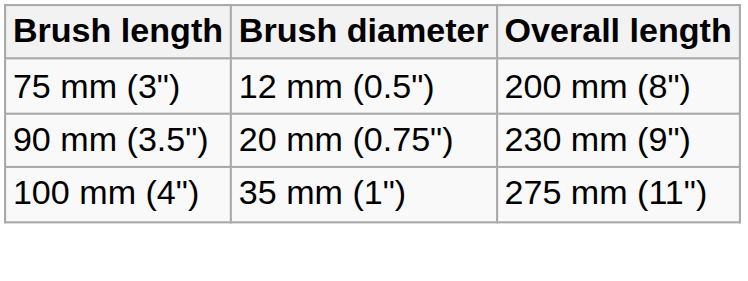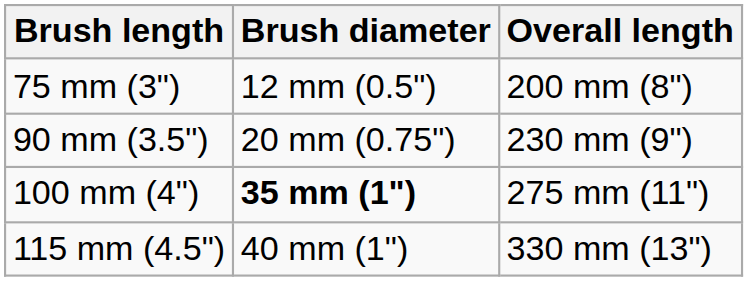(322, 193) normal -> (328, 193) bold
+ row: (119, 247)
